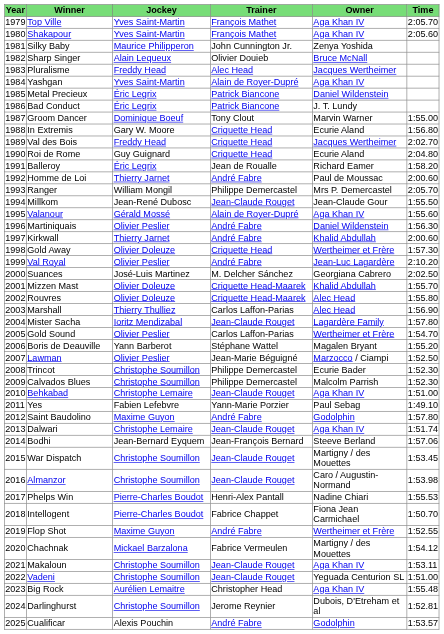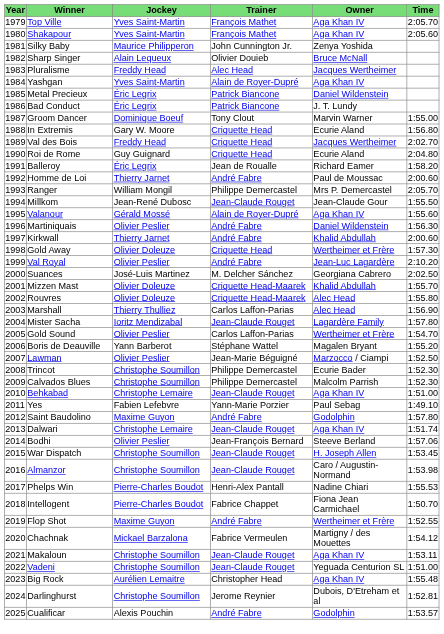(159, 441) Jean-Bernard Eyquem -> (142, 441) Olivier Peslier
(342, 458) Martigny / des Mouettes -> (345, 453) H. Joseph Allen
